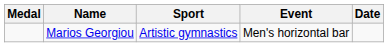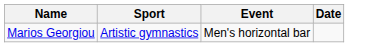- column: (24, 14)
